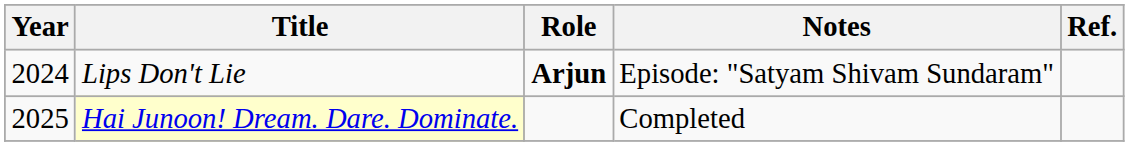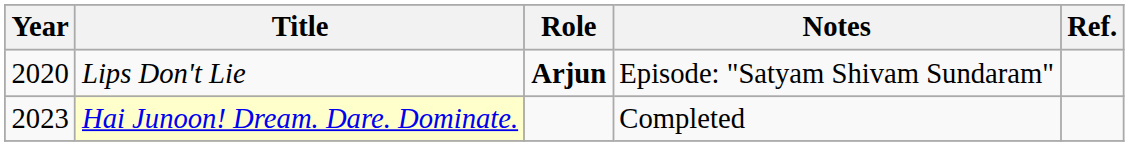(40, 72) 2024 -> (40, 72) 2020
(40, 118) 2025 -> (40, 118) 2023
